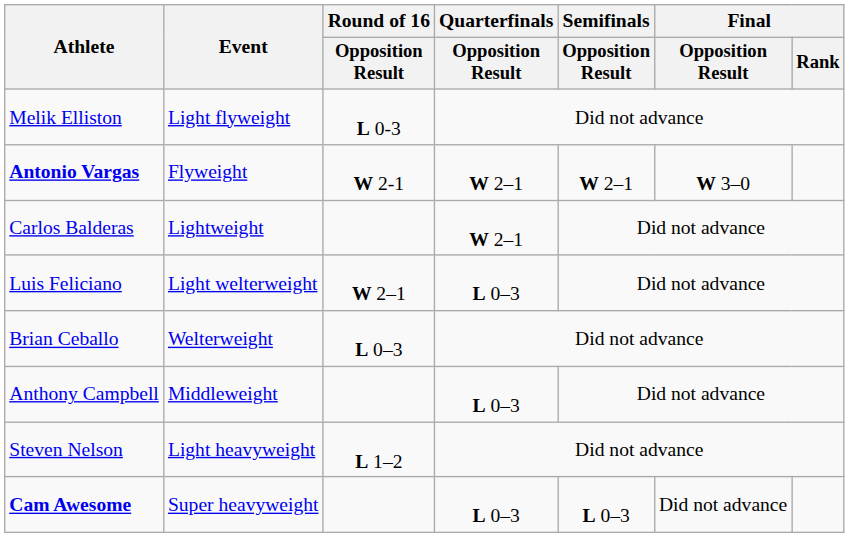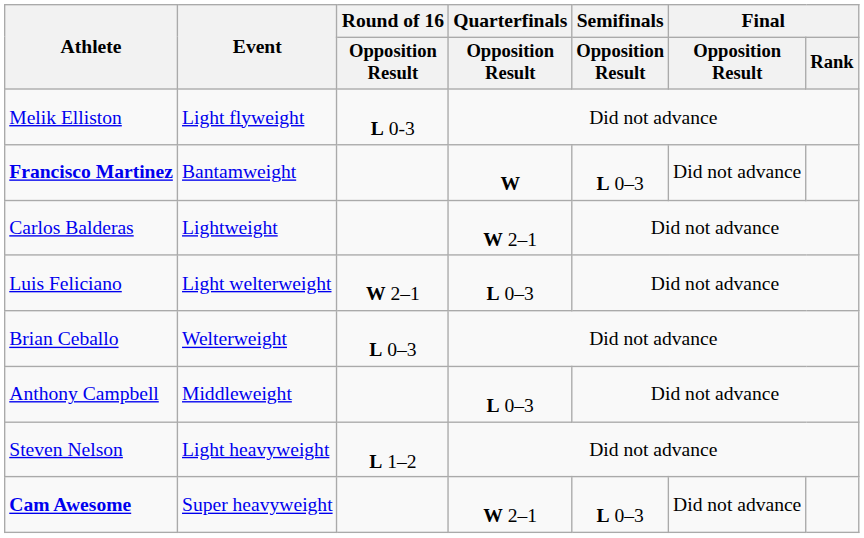- row: (74, 172)
+ row: (91, 172)
(496, 516) L 0–3 -> (510, 516) W 2–1
